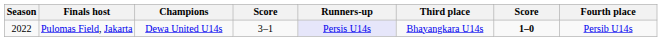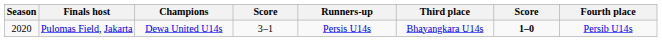(21, 28) 2022 -> (21, 28) 2020
(347, 28) lavender background -> (347, 28) no background
